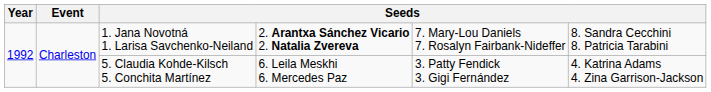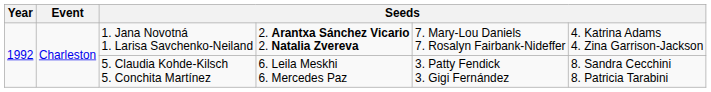(621, 39) 8. Sandra Cecchini 8. Patricia Tarabini -> (637, 39) 4. Katrina Adams 4. Zina Garrison-Jackson
(637, 71) 4. Katrina Adams 4. Zina Garrison-Jackson -> (621, 71) 8. Sandra Cecchini 8. Patricia Tarabini
